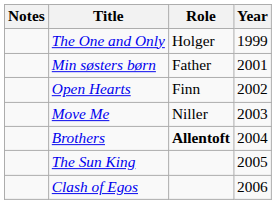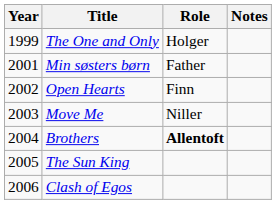columns swapped: (252, 16) <-> (26, 16)
